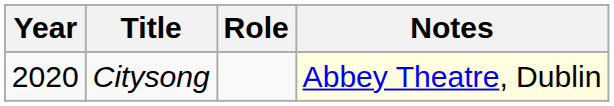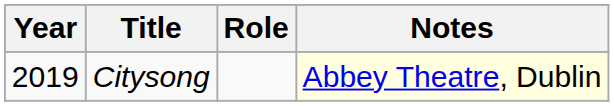(45, 76) 2020 -> (45, 76) 2019
